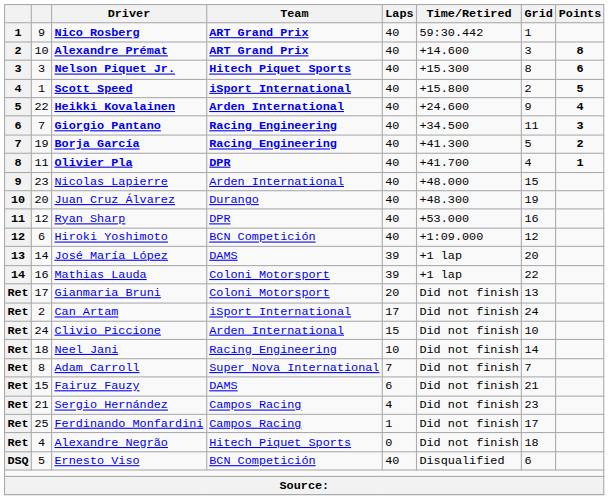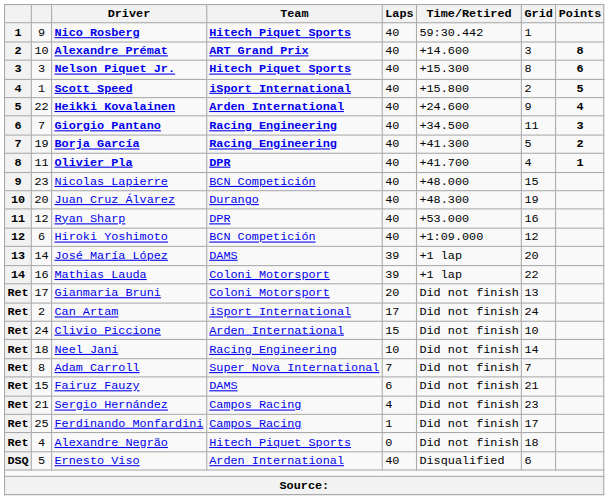(259, 33) ART Grand Prix -> (280, 33) Hitech Piquet Sports
(277, 182) Arden International -> (262, 182) BCN Competición
(262, 461) BCN Competición -> (277, 461) Arden International
